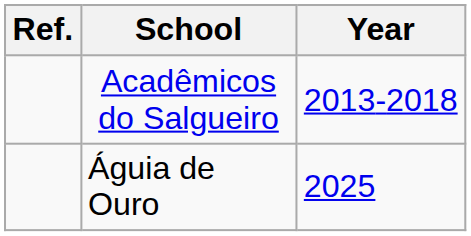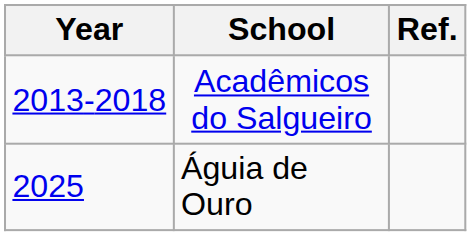columns swapped: (381, 30) <-> (43, 30)
